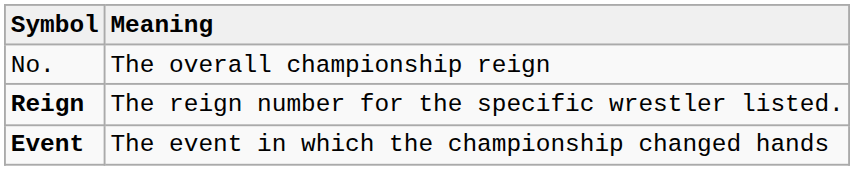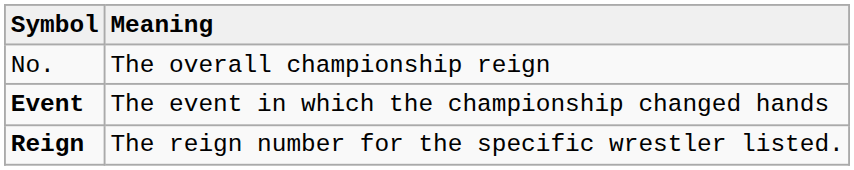rows swapped: (47, 105) <-> (47, 144)
